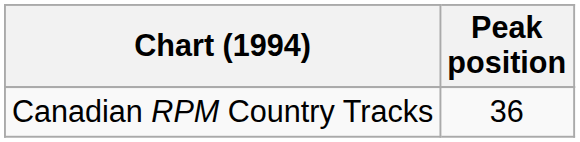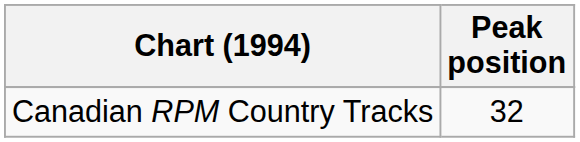(507, 111) 36 -> (507, 111) 32
